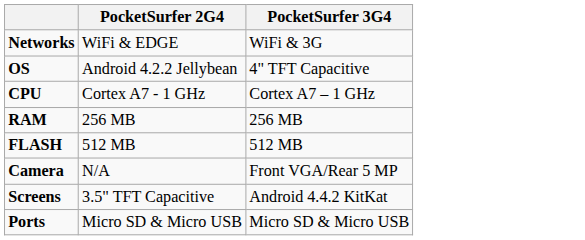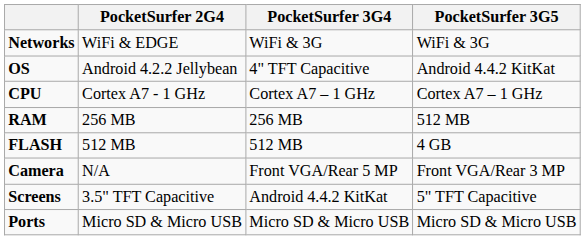+ column: (497, 17)
